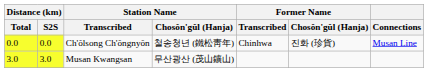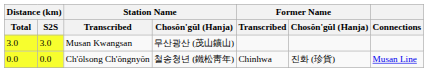rows swapped: (108, 43) <-> (99, 60)
